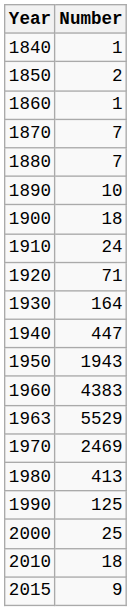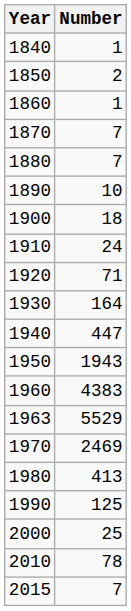(112, 562) 18 -> (112, 562) 78
(117, 591) 9 -> (117, 591) 7
